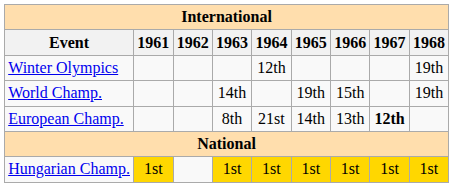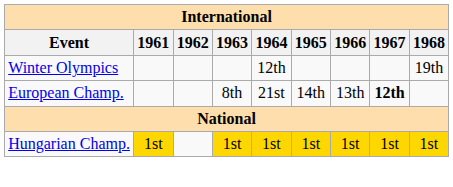- row: (55, 93)
